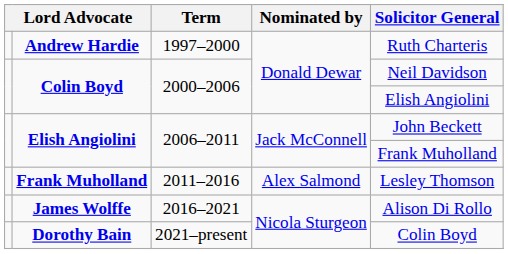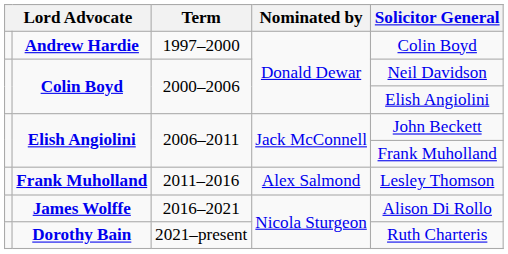(437, 45) Ruth Charteris -> (437, 45) Colin Boyd
(437, 235) Colin Boyd -> (437, 235) Ruth Charteris
